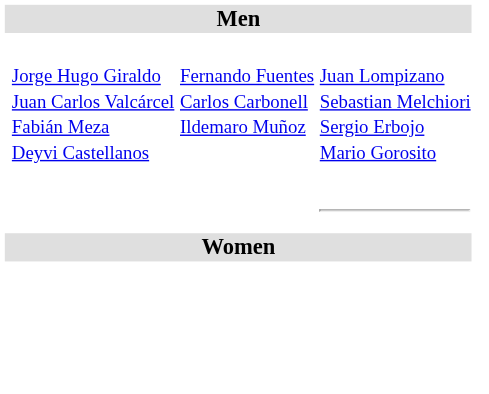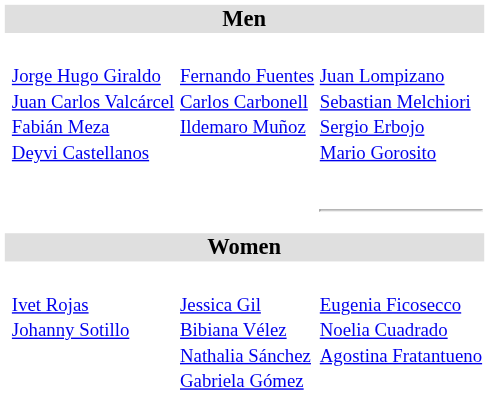+ row: (71, 317)
